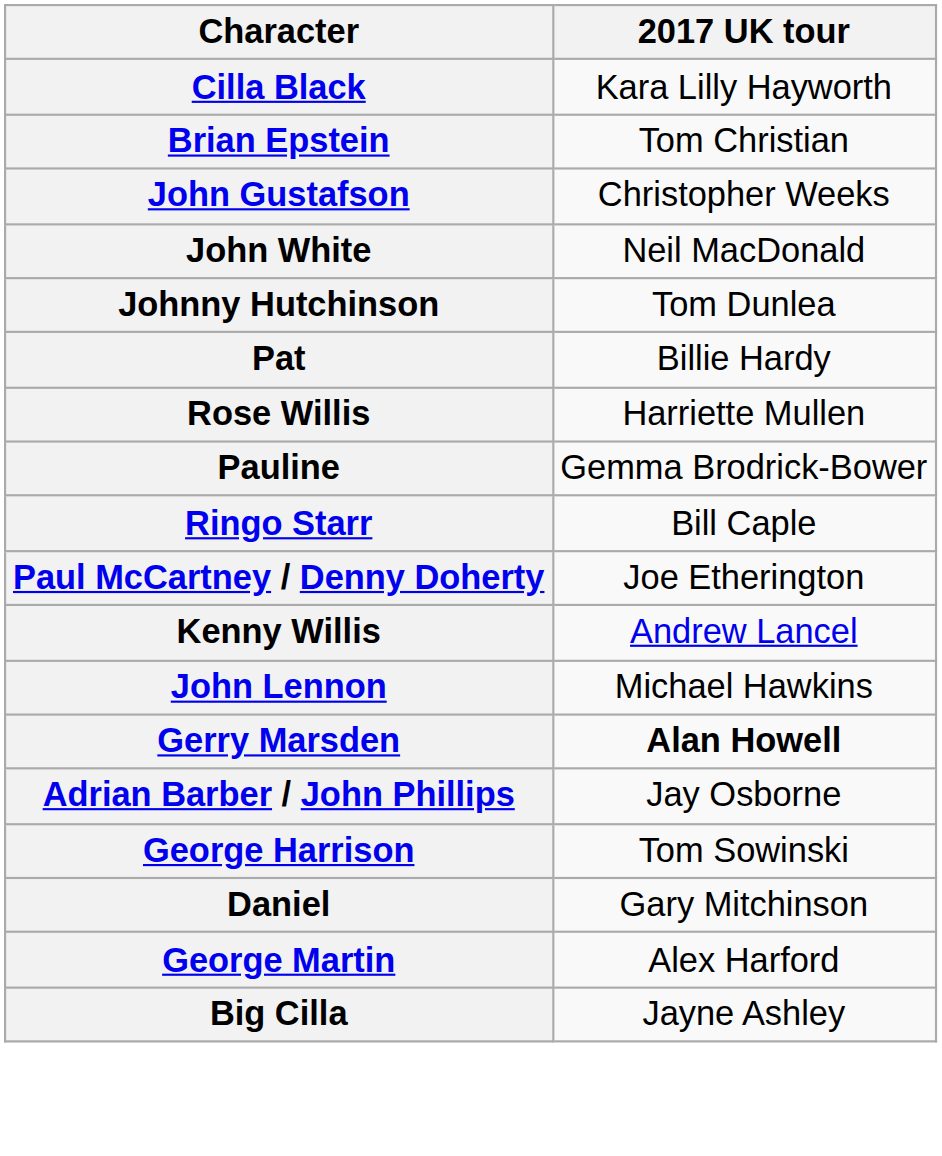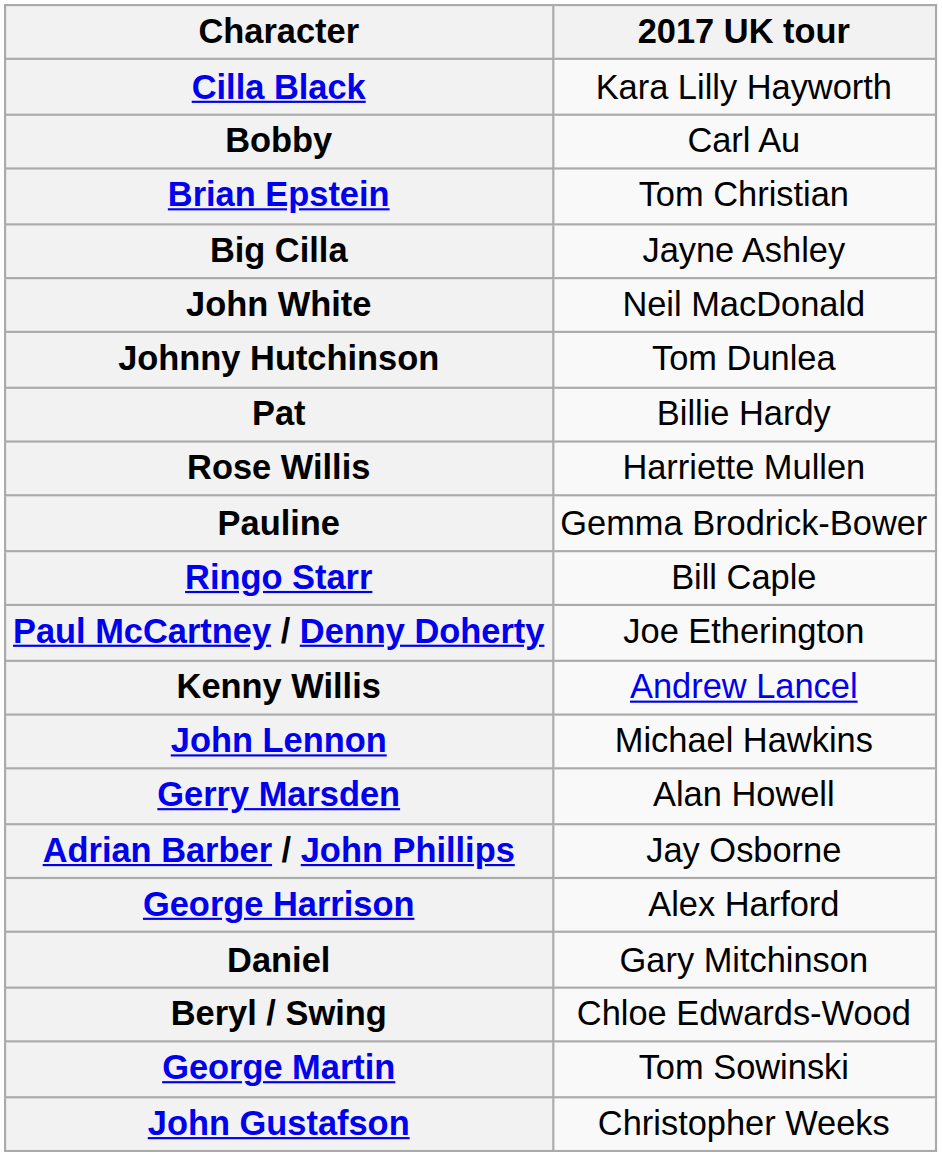+ row: (279, 140)
rows swapped: (279, 1013) <-> (279, 195)
(744, 741) bold -> (744, 795) normal
(744, 850) Tom Sowinski -> (744, 904) Alex Harford
+ row: (279, 1013)
(744, 959) Alex Harford -> (744, 1068) Tom Sowinski
